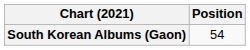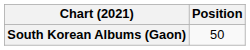(217, 34) 54 -> (217, 34) 50
